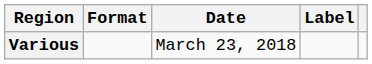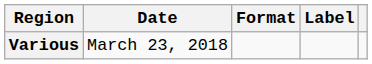columns swapped: (226, 18) <-> (117, 18)
